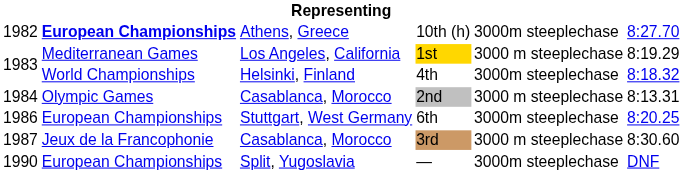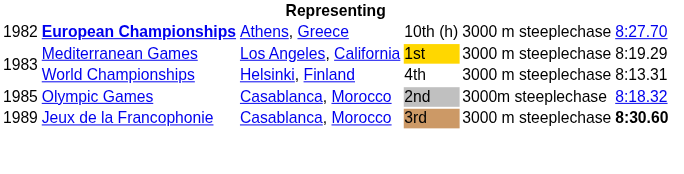(546, 32) 3000m steeplechase -> (537, 32) 3000 m steeplechase
(546, 75) 3000m steeplechase -> (537, 75) 3000 m steeplechase
(653, 75) 8:18.32 -> (641, 75) 8:13.31
(20, 97) 1984 -> (20, 97) 1985
(549, 97) 3000 m steeplechase -> (535, 97) 3000m steeplechase
(653, 97) 8:13.31 -> (641, 97) 8:18.32
- row: (427, 118)
(20, 140) 1987 -> (20, 118) 1989
(653, 140) normal -> (642, 118) bold
- row: (424, 161)
